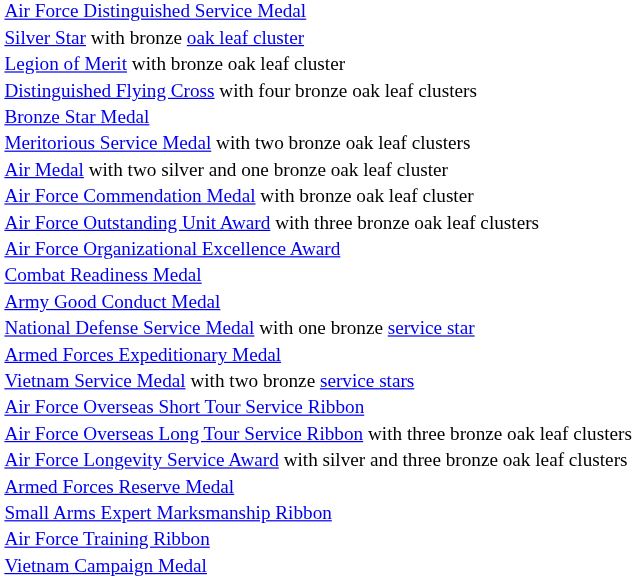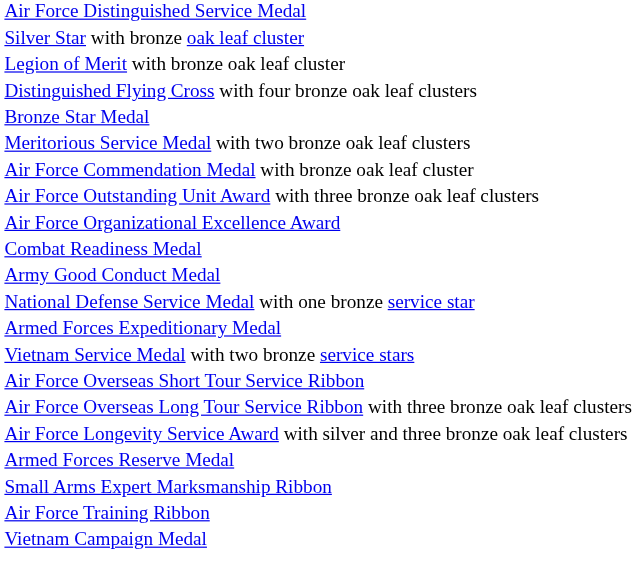- row: (226, 169)
